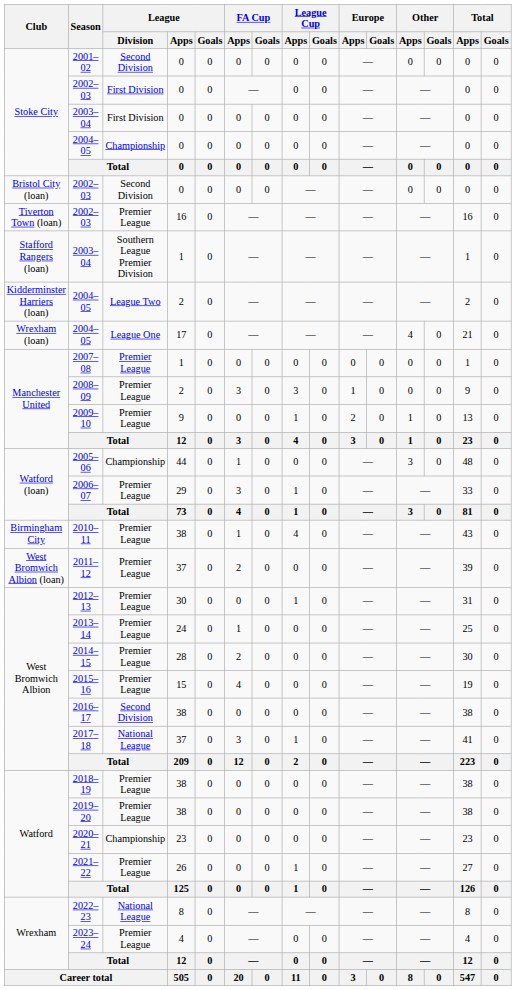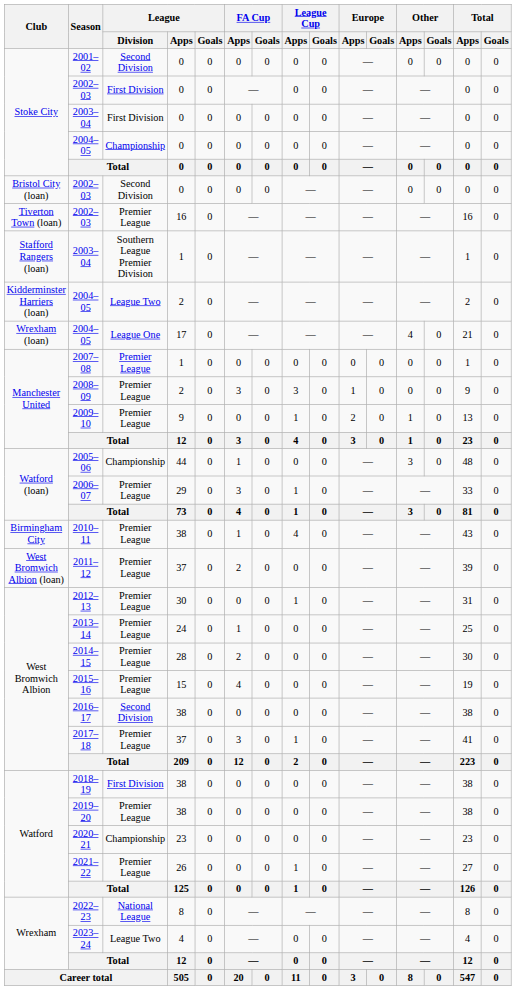(135, 740) National League -> (135, 740) Premier League
(135, 784) Premier League -> (135, 784) First Division
(135, 939) Premier League -> (135, 939) League Two
